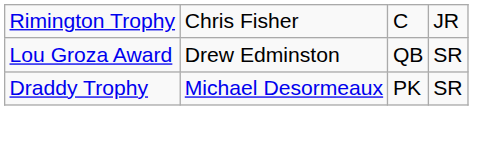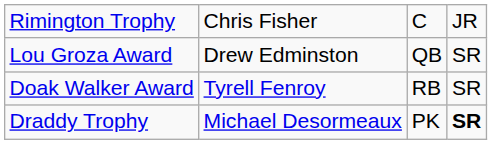+ row: (102, 88)
(448, 88) normal -> (467, 121) bold
